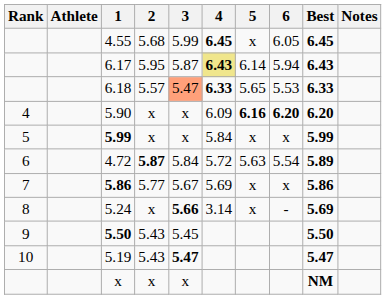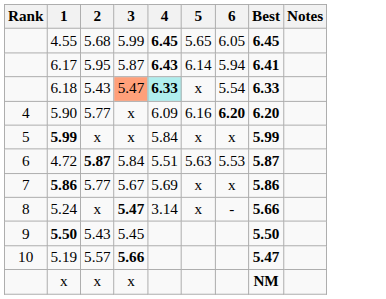- column: (74, 16)
(252, 40) x -> (198, 40) 5.65
(219, 64) khaki background -> (165, 64) no background
(320, 64) 6.43 -> (266, 64) 6.41
(152, 88) 5.57 -> (97, 88) 5.43
(219, 88) no background -> (165, 88) paleturquoise background
(252, 88) 5.65 -> (198, 88) x
(286, 88) 5.53 -> (232, 88) 5.54
(152, 112) x -> (97, 112) 5.77
(252, 112) bold -> (198, 112) normal
(219, 161) 5.72 -> (165, 161) 5.51
(286, 161) 5.54 -> (232, 161) 5.53
(320, 161) 5.89 -> (266, 161) 5.87
(185, 209) 5.66 -> (131, 209) 5.47
(320, 209) 5.69 -> (266, 209) 5.66
(152, 257) 5.43 -> (97, 257) 5.57
(185, 257) 5.47 -> (131, 257) 5.66
